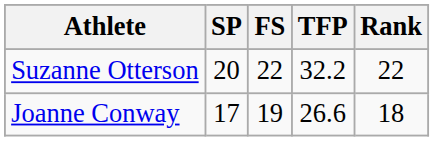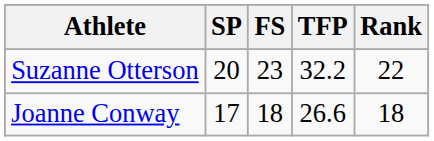(270, 70) 22 -> (270, 70) 23
(270, 114) 19 -> (270, 114) 18
